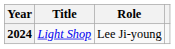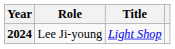columns swapped: (64, 14) <-> (129, 14)
